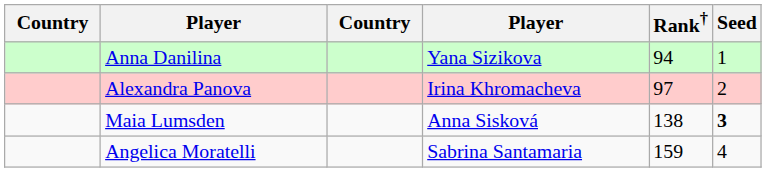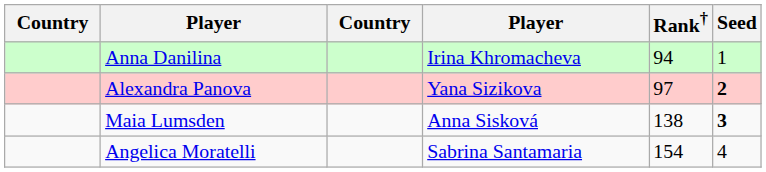(484, 57) Yana Sizikova -> (504, 57) Irina Khromacheva
(504, 88) Irina Khromacheva -> (484, 88) Yana Sizikova
(722, 88) normal -> (722, 88) bold
(668, 151) 159 -> (668, 151) 154
